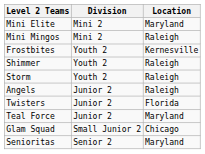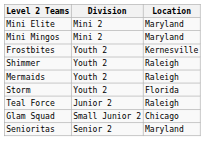(162, 37) Raleigh -> (164, 37) Maryland
+ row: (26, 77)
(162, 77) Raleigh -> (162, 90) Florida
- row: (21, 90)
- row: (26, 103)
(164, 116) Maryland -> (162, 103) Raleigh
